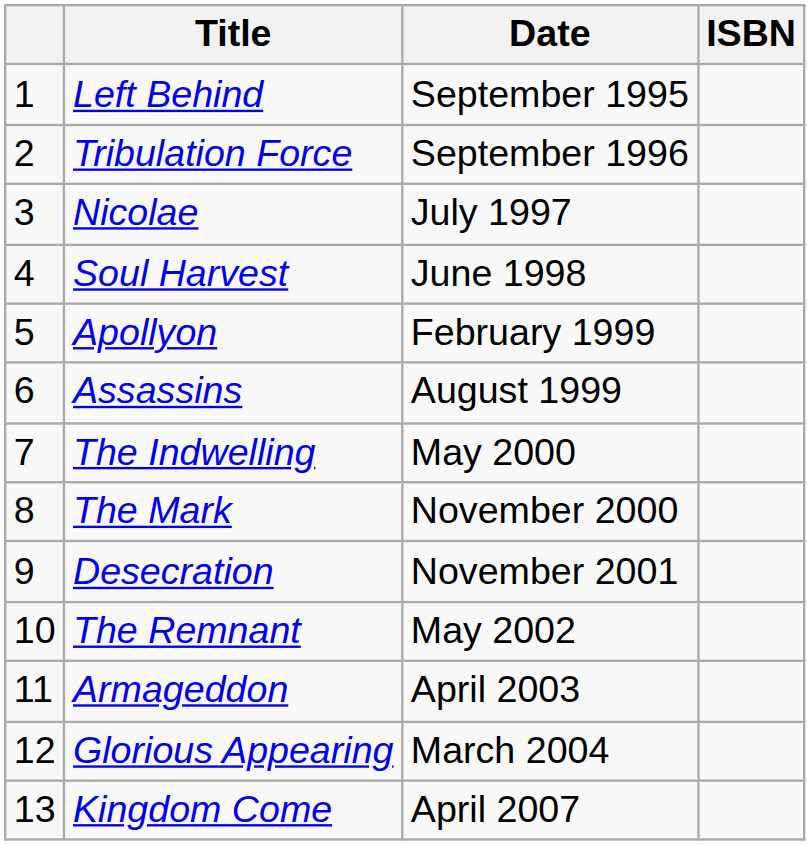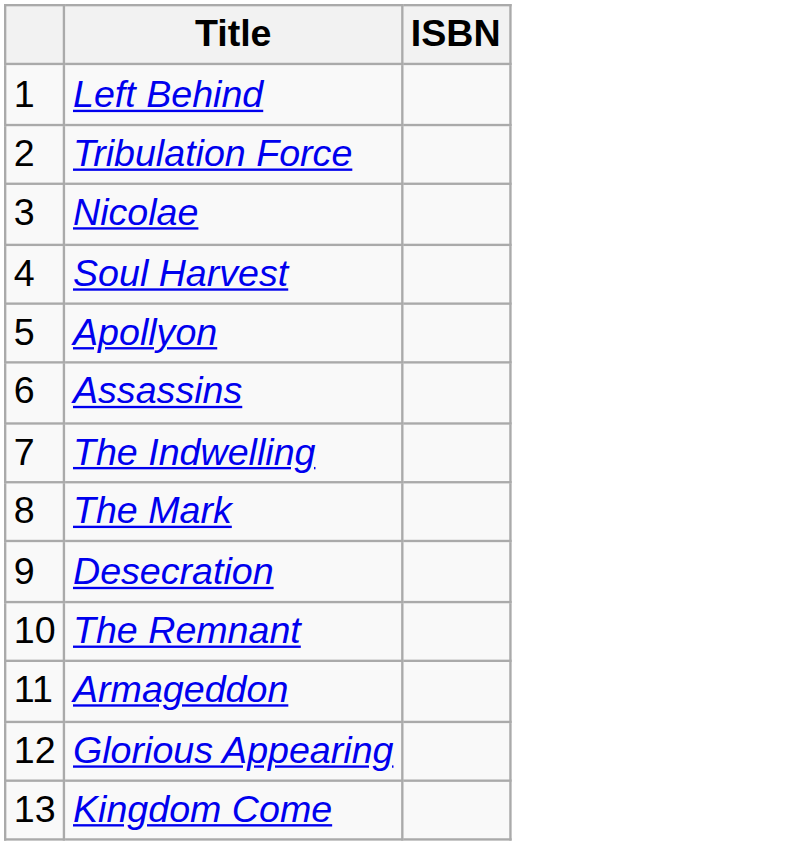- column: (550, 34)
